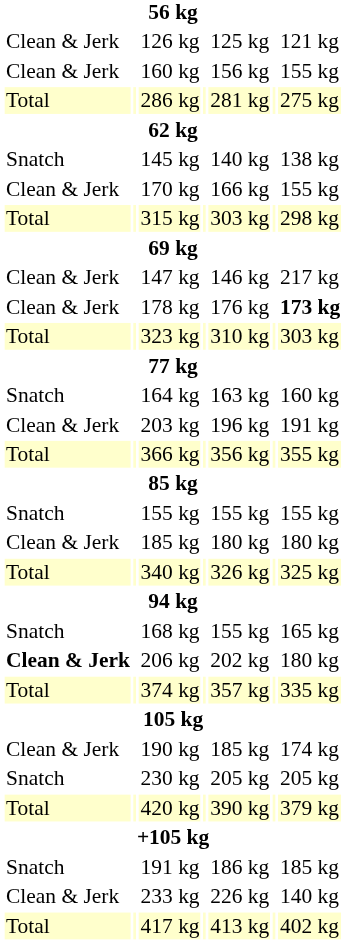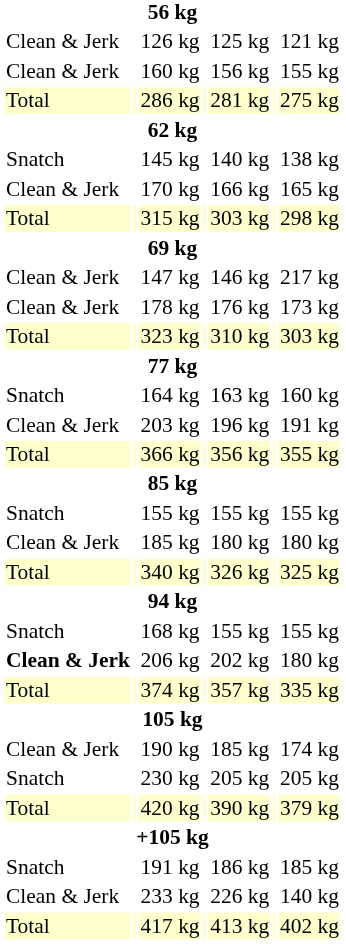(309, 188) 155 kg -> (309, 188) 165 kg
(310, 306) bold -> (309, 306) normal
(309, 630) 165 kg -> (309, 630) 155 kg
